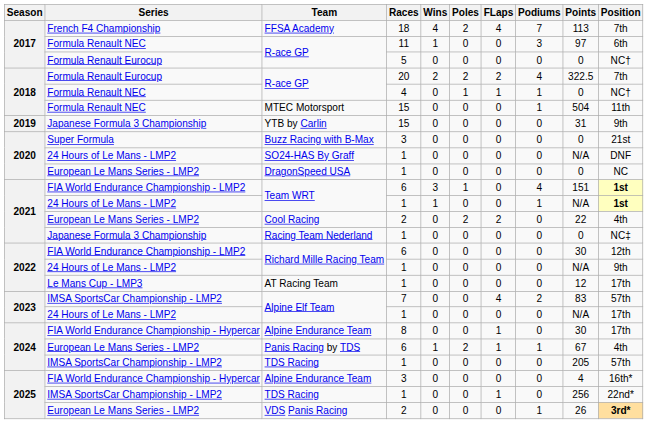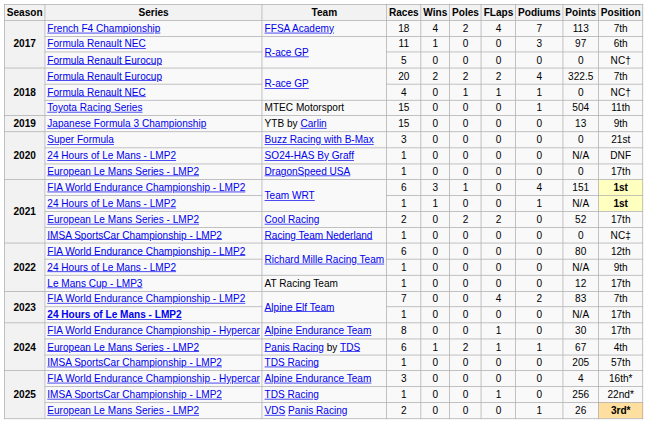(97, 108) Formula Renault NEC -> (95, 108) Toyota Racing Series
(581, 124) 31 -> (581, 124) 13
(621, 172) NC -> (621, 172) 17th
(581, 220) 22 -> (581, 220) 52
(621, 220) 4th -> (621, 220) 17th
(127, 236) Japanese Formula 3 Championship -> (135, 236) IMSA SportsCar Championship - LMP2
(581, 252) 30 -> (581, 252) 80
(135, 299) IMSA SportsCar Championship - LMP2 -> (146, 299) FIA World Endurance Championship - LMP2
(621, 299) 57th -> (621, 299) 7th
(112, 315) normal -> (114, 315) bold
